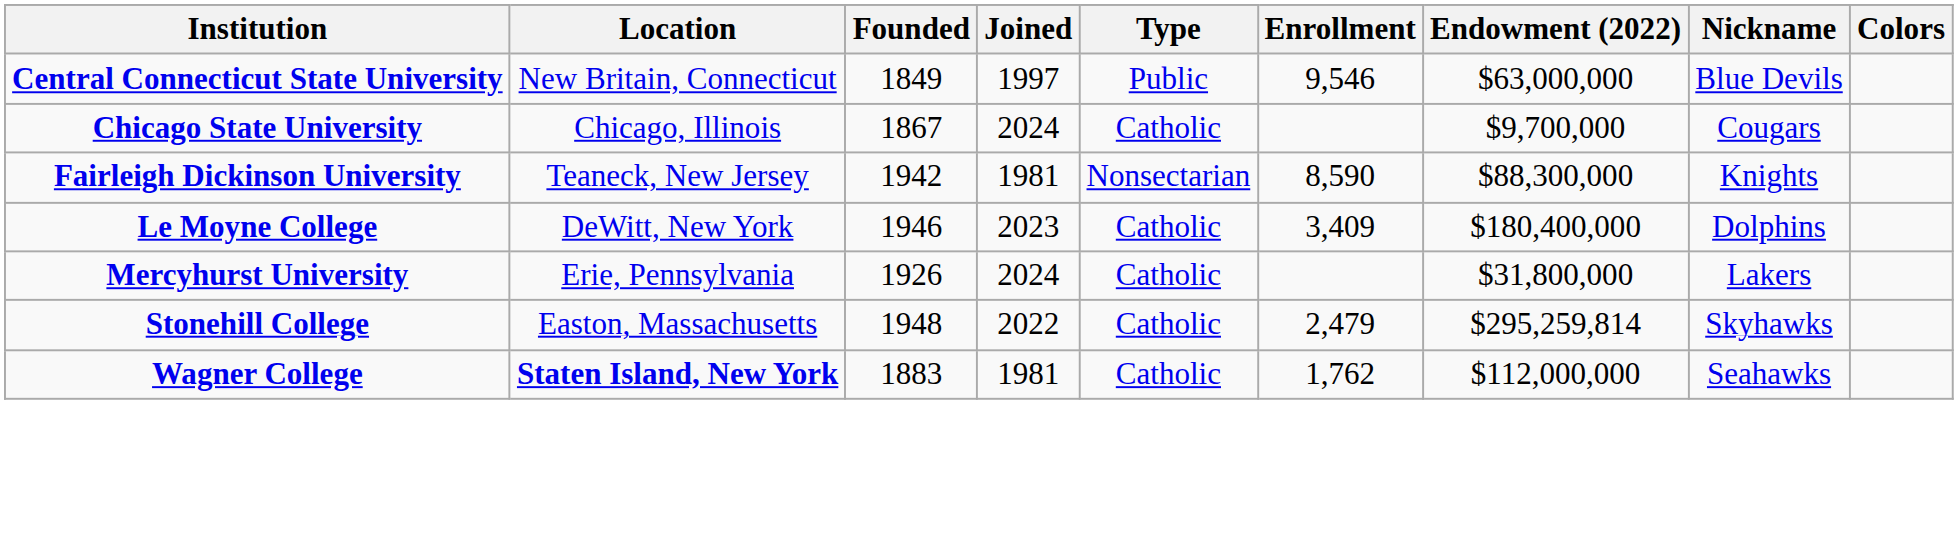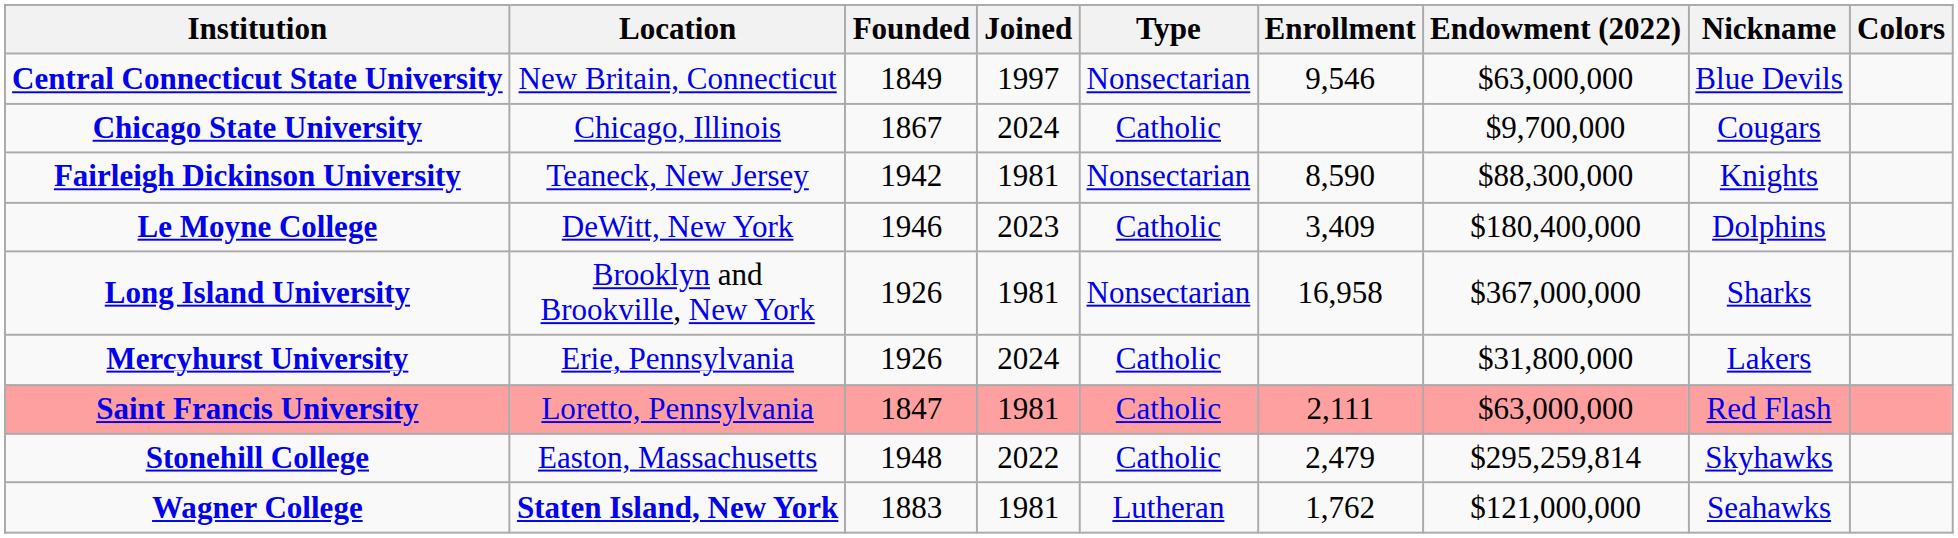(1168, 78) Public -> (1168, 78) Nonsectarian
+ row: (257, 292)
+ row: (257, 408)
(1168, 373) Catholic -> (1168, 507) Lutheran
(1556, 373) $112,000,000 -> (1556, 507) $121,000,000
